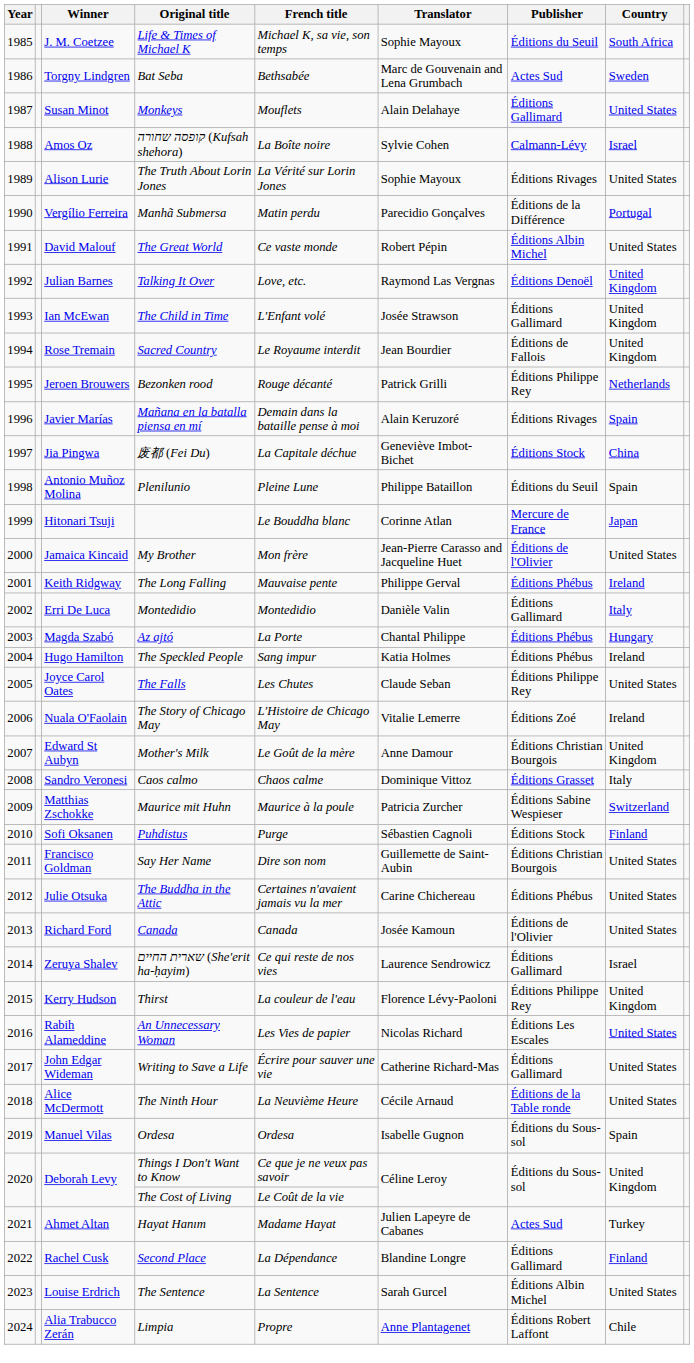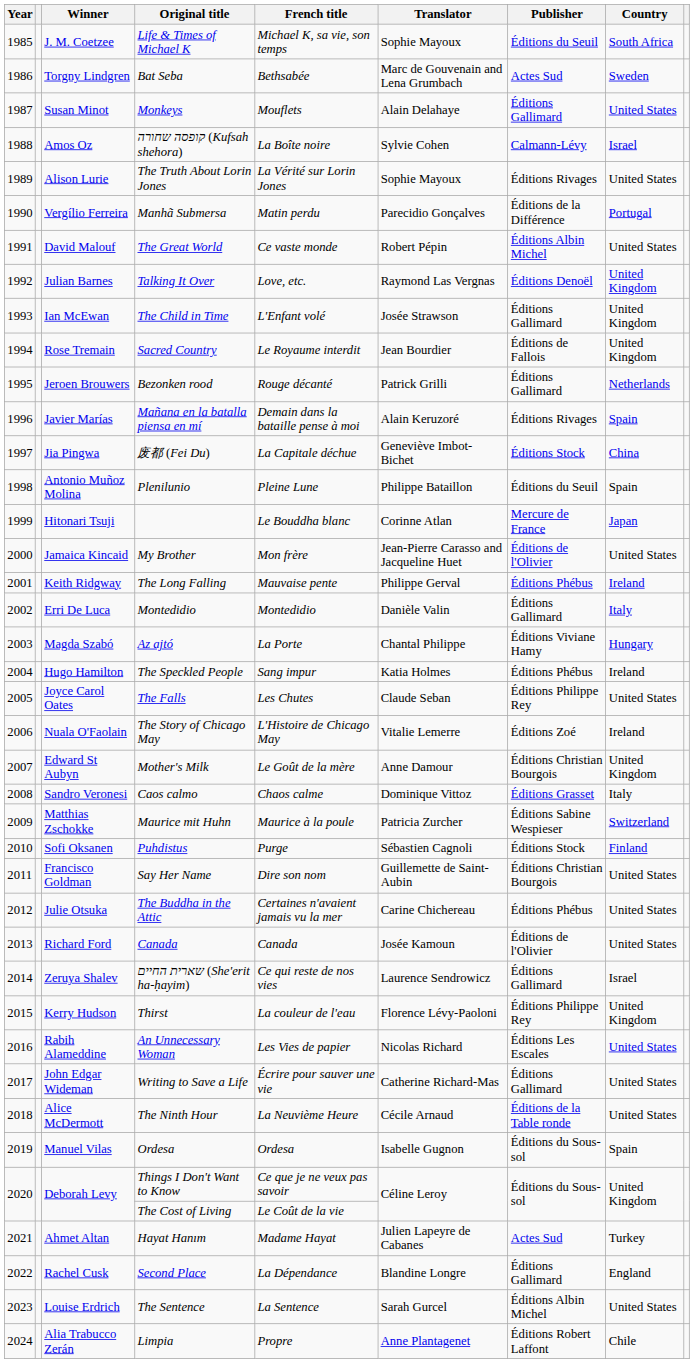(555, 384) Éditions Philippe Rey -> (536, 384) Éditions Gallimard
(552, 637) Éditions Phébus -> (553, 644) Éditions Viviane Hamy
(628, 1258) Finland -> (630, 1272) England
